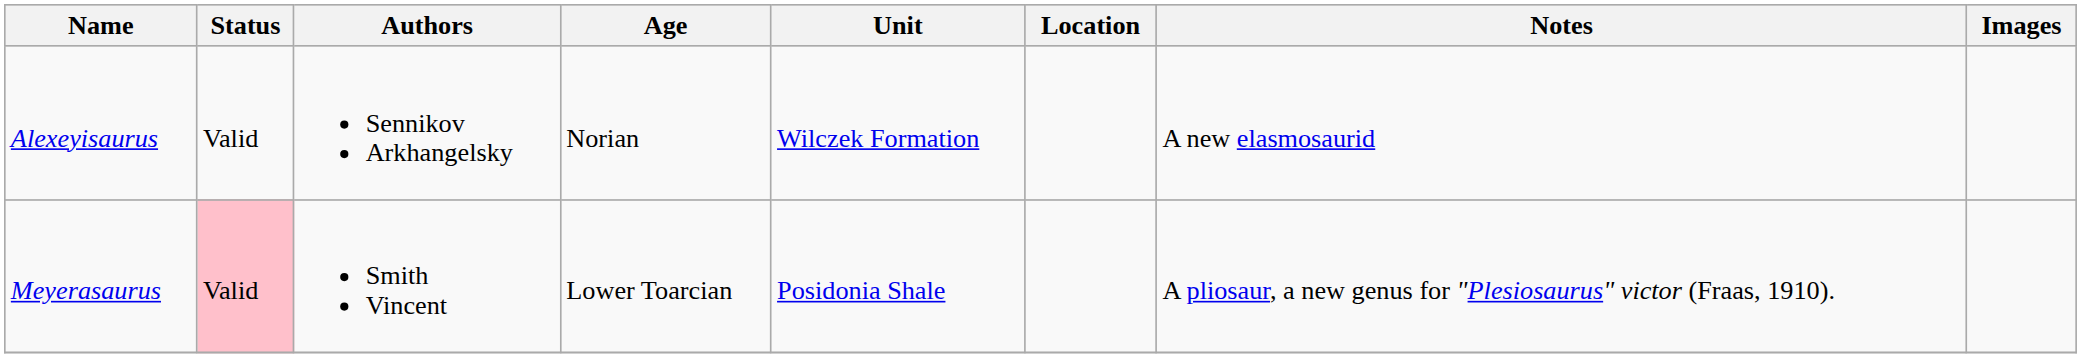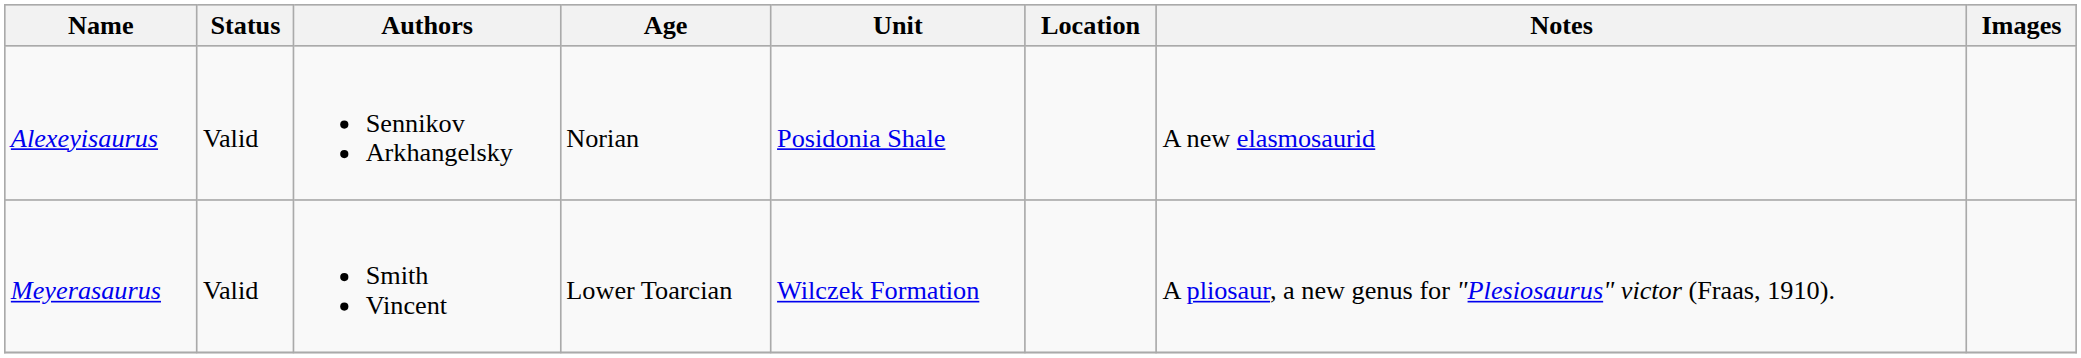(878, 137) Wilczek Formation -> (861, 137) Posidonia Shale
(231, 290) pink background -> (231, 290) no background
(861, 290) Posidonia Shale -> (878, 290) Wilczek Formation
